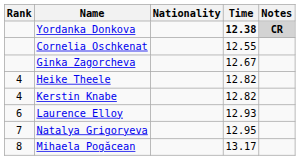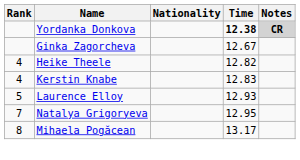- row: (92, 46)
(241, 96) 12.82 -> (241, 80) 12.83
(19, 113) 6 -> (19, 96) 5
